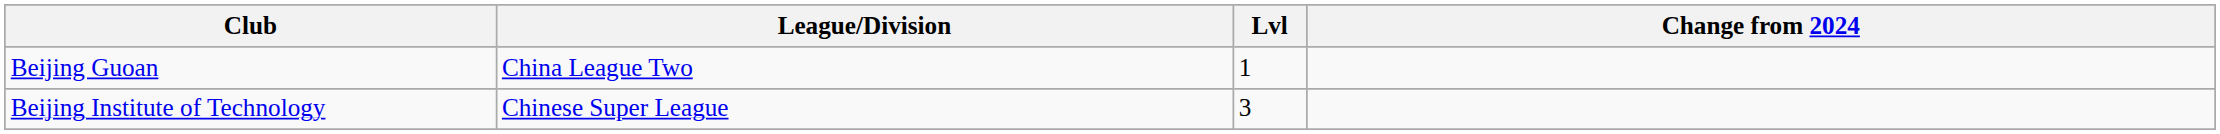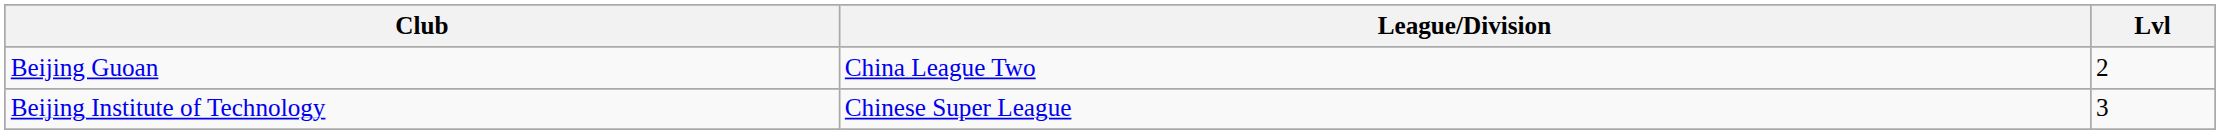- column: (1761, 25)
(1245, 67) 1 -> (2102, 67) 2
